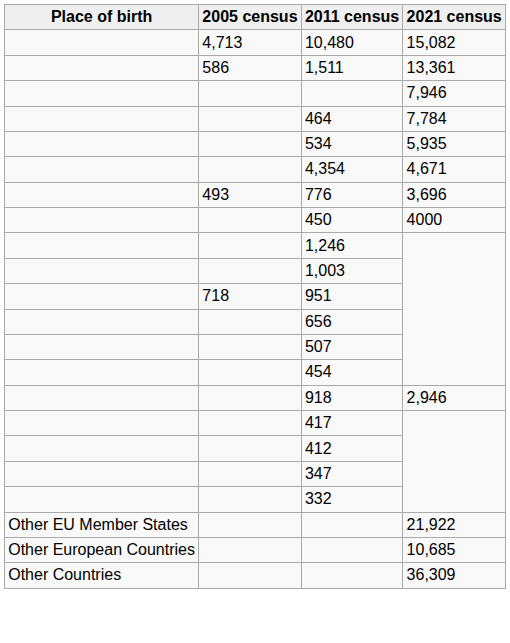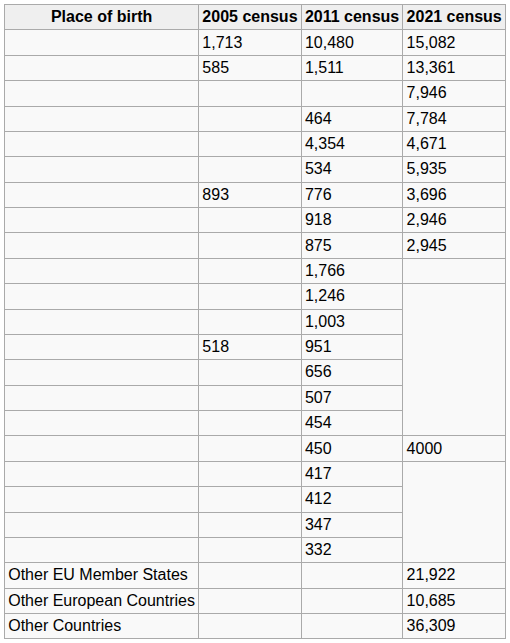(222, 42) 4,713 -> (222, 42) 1,713
(216, 67) 586 -> (216, 67) 585
rows swapped: (318, 144) <-> (325, 169)
(216, 194) 493 -> (216, 194) 893
rows swapped: (318, 397) <-> (318, 220)
+ row: (318, 245)
+ row: (325, 270)
(216, 296) 718 -> (216, 347) 518
